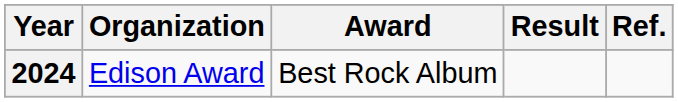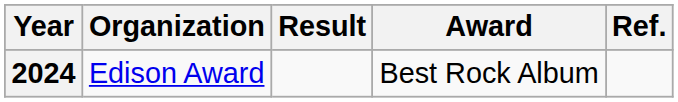columns swapped: (388, 27) <-> (555, 27)
